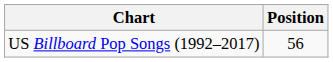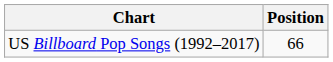(296, 43) 56 -> (296, 43) 66
